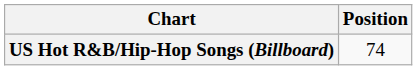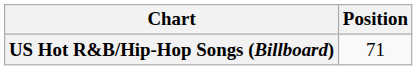(375, 49) 74 -> (375, 49) 71
